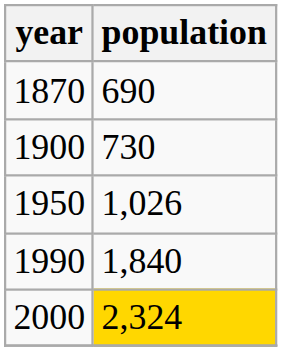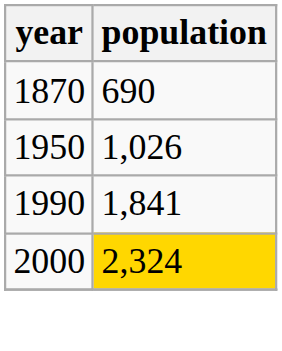- row: (49, 146)
(142, 260) 1,840 -> (142, 203) 1,841
